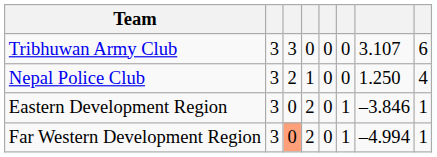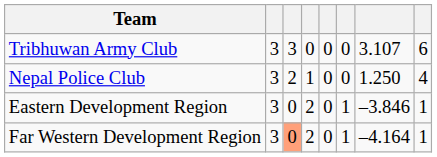(384, 136) –4.994 -> (384, 136) –4.164
